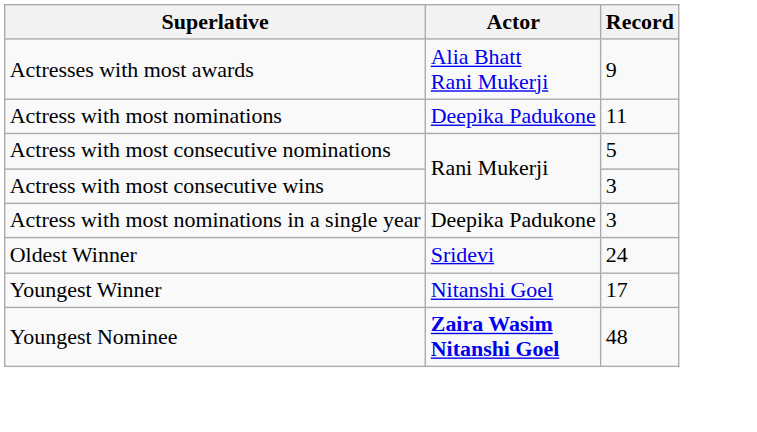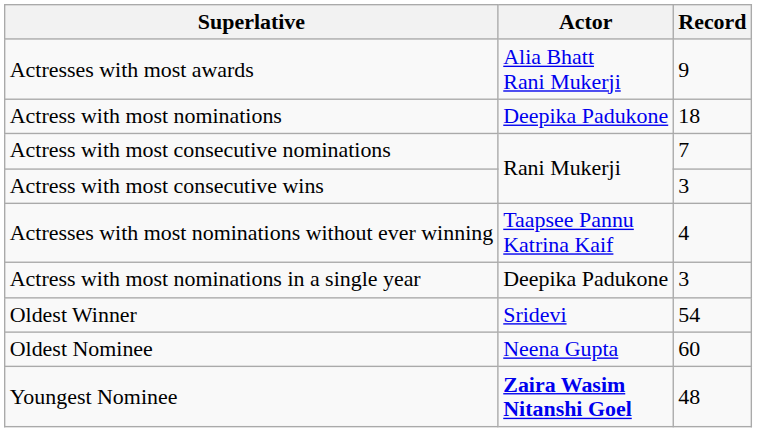(616, 116) 11 -> (689, 116) 18
(611, 150) 5 -> (684, 150) 7
+ row: (251, 232)
(617, 255) 24 -> (689, 314) 54
+ row: (81, 349)
- row: (86, 289)
